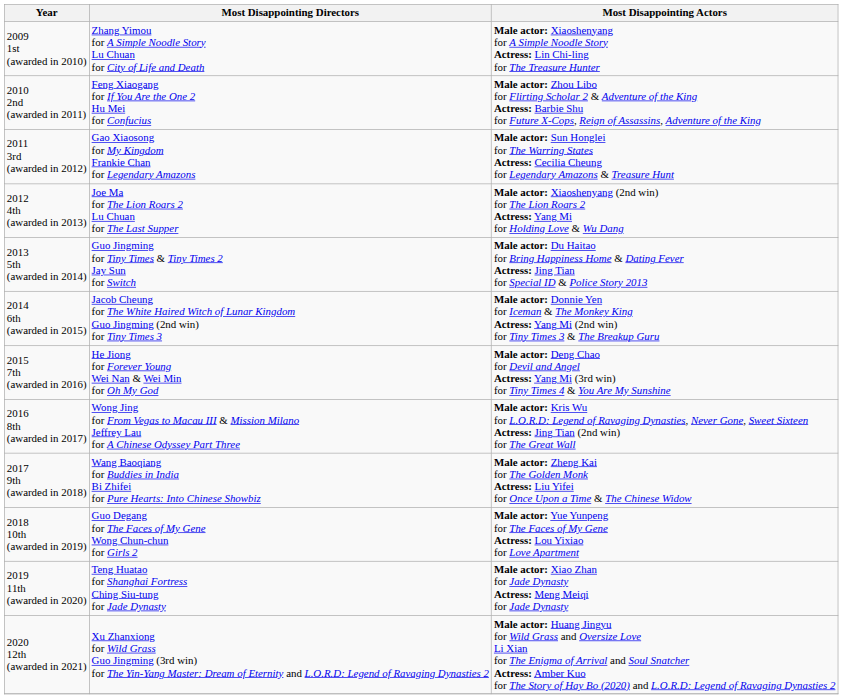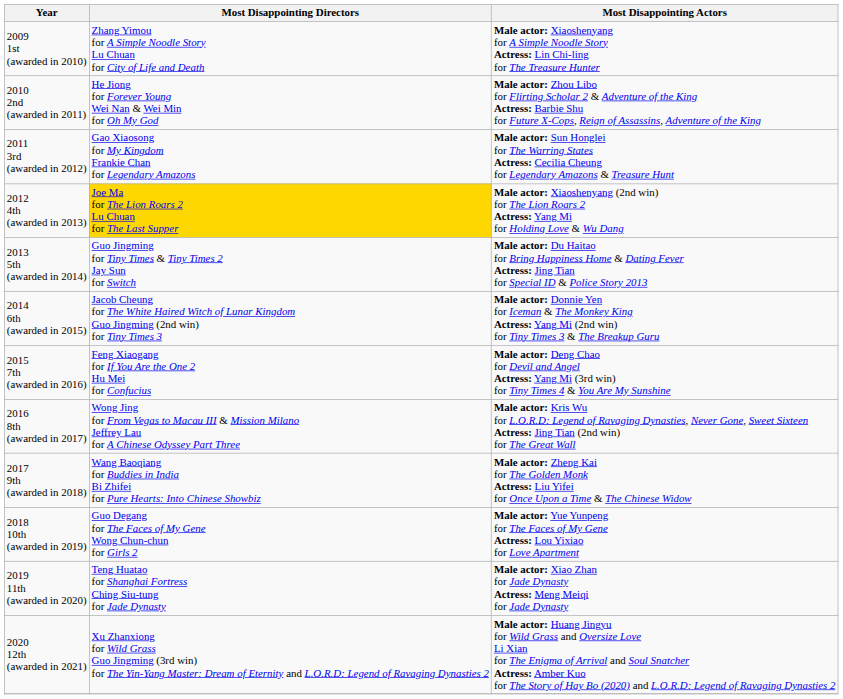(143, 102) Feng Xiaogang for If You Are the One 2 Hu Mei for Confucius -> (137, 102) He Jiong for Forever Young Wei Nan & Wei Min for Oh My God
(137, 210) no background -> (137, 210) gold background
(137, 372) He Jiong for Forever Young Wei Nan & Wei Min for Oh My God -> (143, 372) Feng Xiaogang for If You Are the One 2 Hu Mei for Confucius
